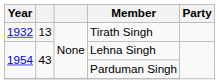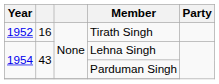(20, 32) 1932 -> (20, 32) 1952
(45, 32) 13 -> (45, 32) 16
